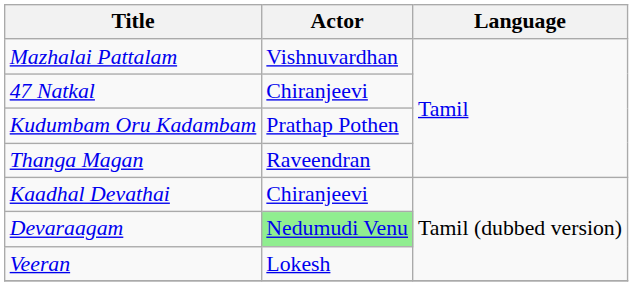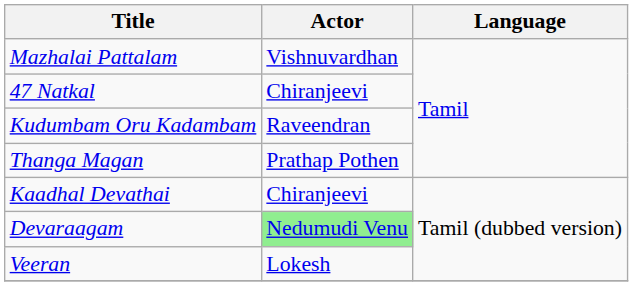(333, 125) Prathap Pothen -> (318, 125) Raveendran
(318, 159) Raveendran -> (333, 159) Prathap Pothen
